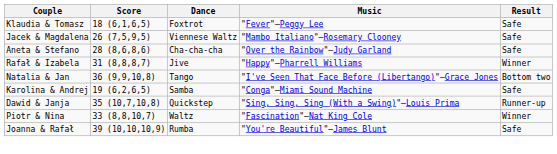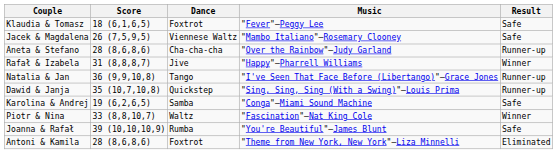(512, 50) Safe -> (524, 50) Runner-up
(526, 77) Bottom two -> (524, 77) Runner-up
rows swapped: (38, 103) <-> (47, 90)
+ row: (43, 142)
